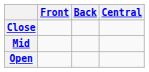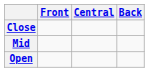columns swapped: (122, 12) <-> (85, 12)
